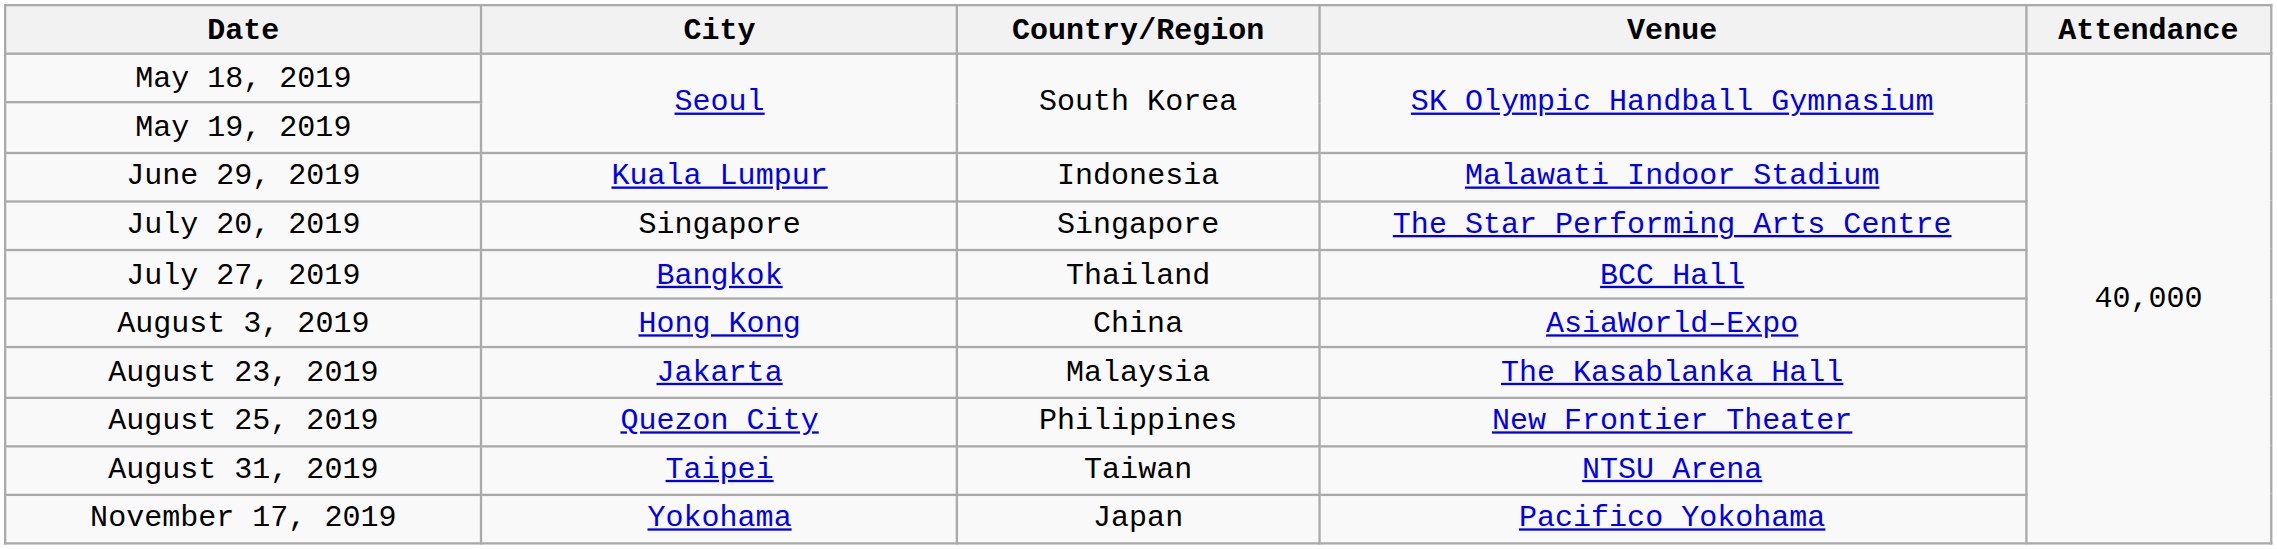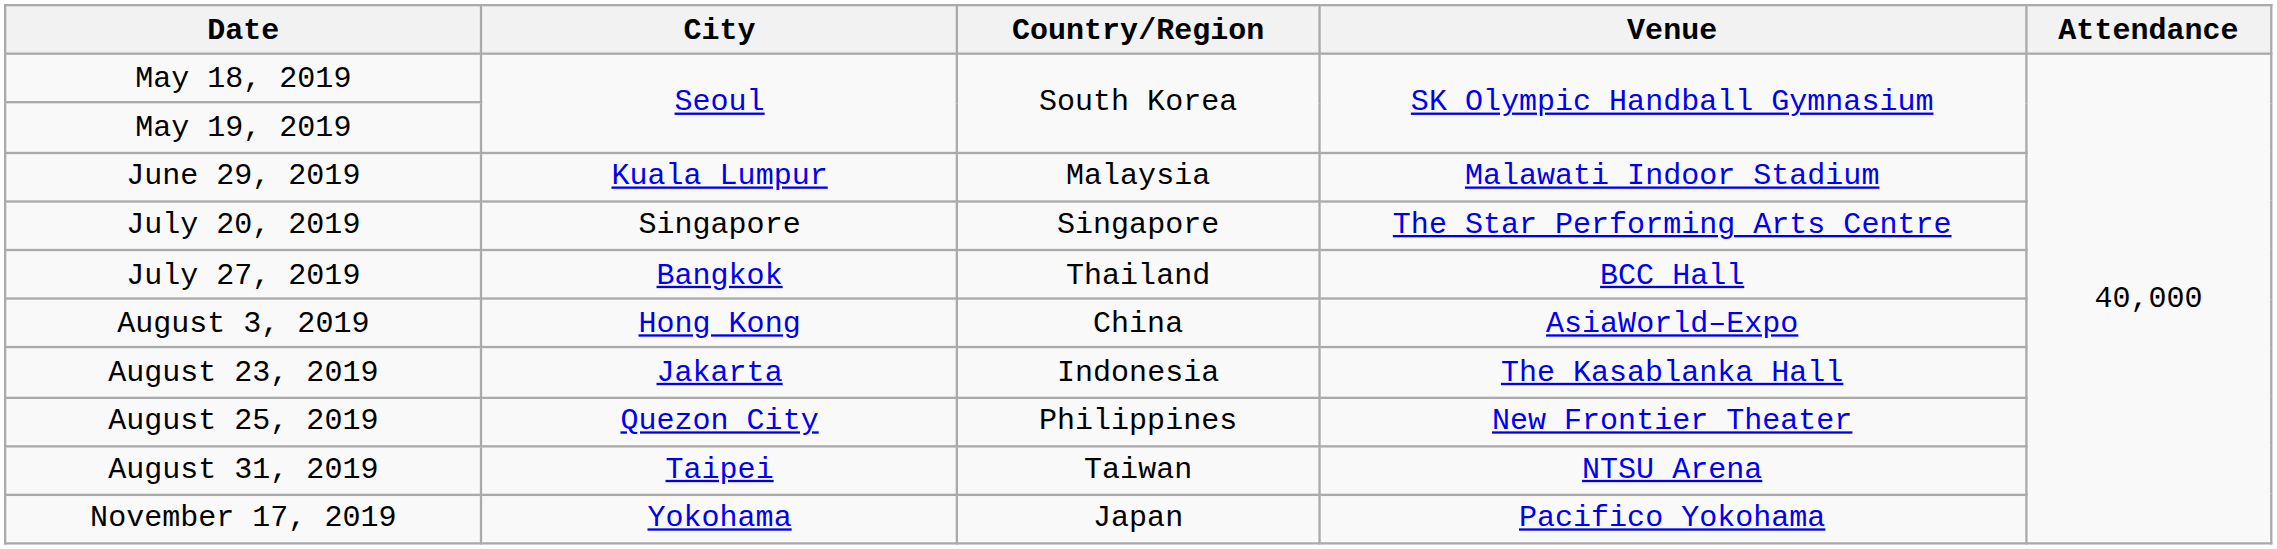(1138, 176) Indonesia -> (1138, 176) Malaysia
(1138, 372) Malaysia -> (1138, 372) Indonesia
